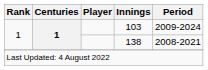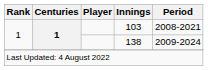(178, 27) 2009-2024 -> (178, 27) 2008-2021
(178, 42) 2008-2021 -> (178, 42) 2009-2024
